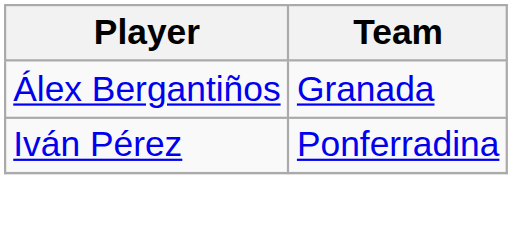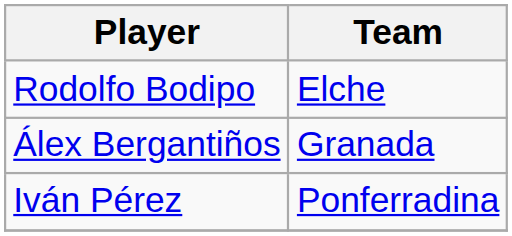+ row: (134, 88)
